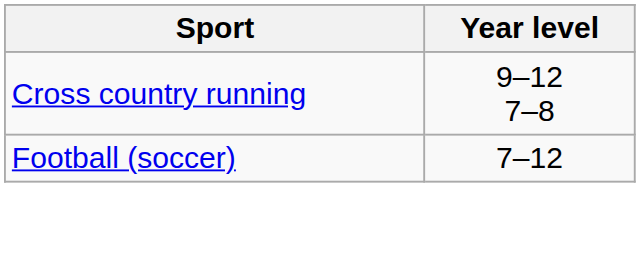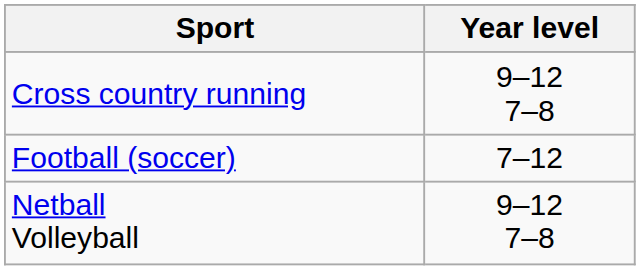+ row: (75, 222)
